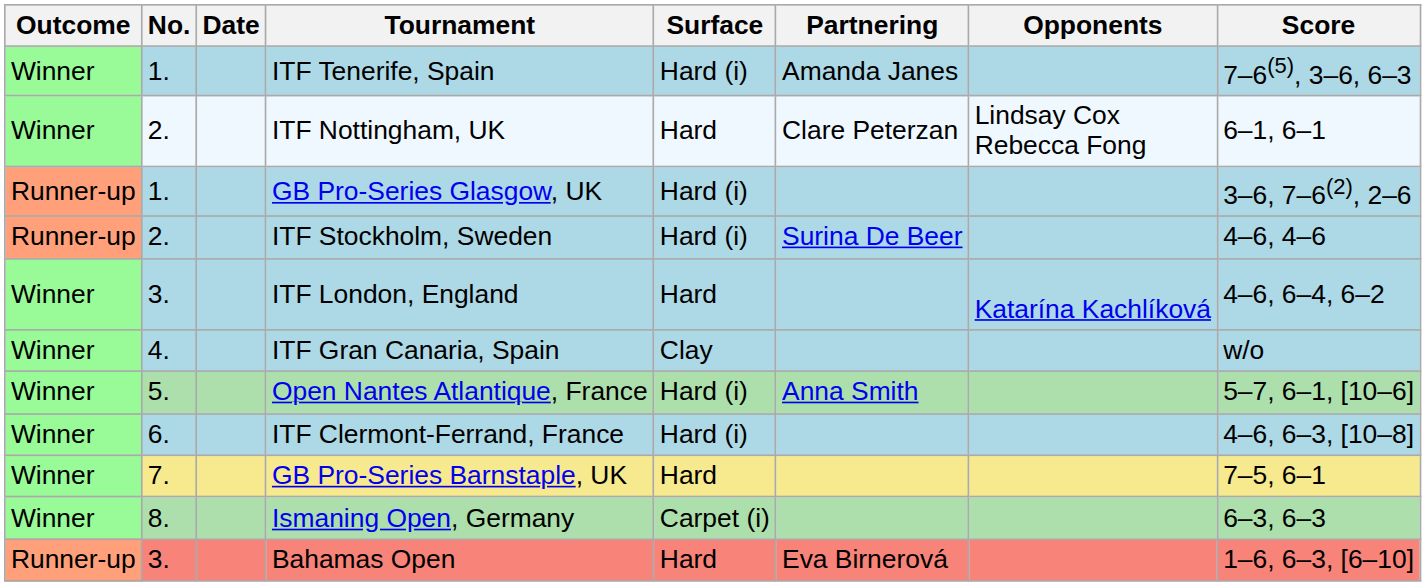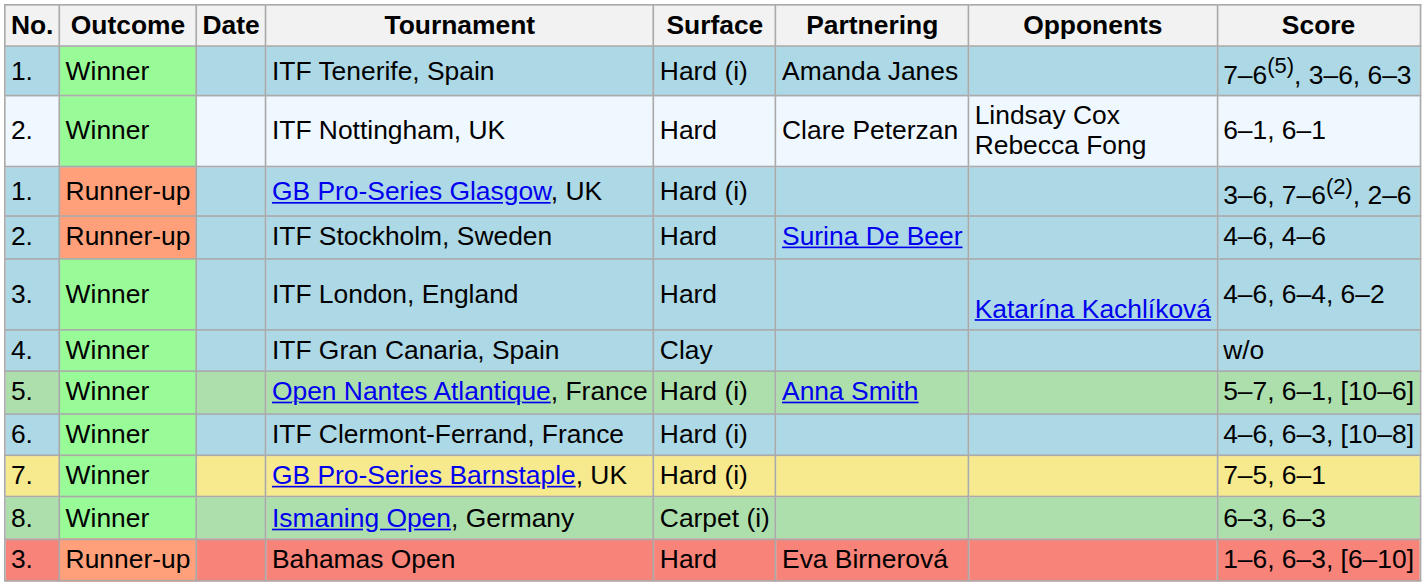columns swapped: (73, 25) <-> (169, 25)
(704, 236) Hard (i) -> (688, 236) Hard
(688, 475) Hard -> (704, 475) Hard (i)
